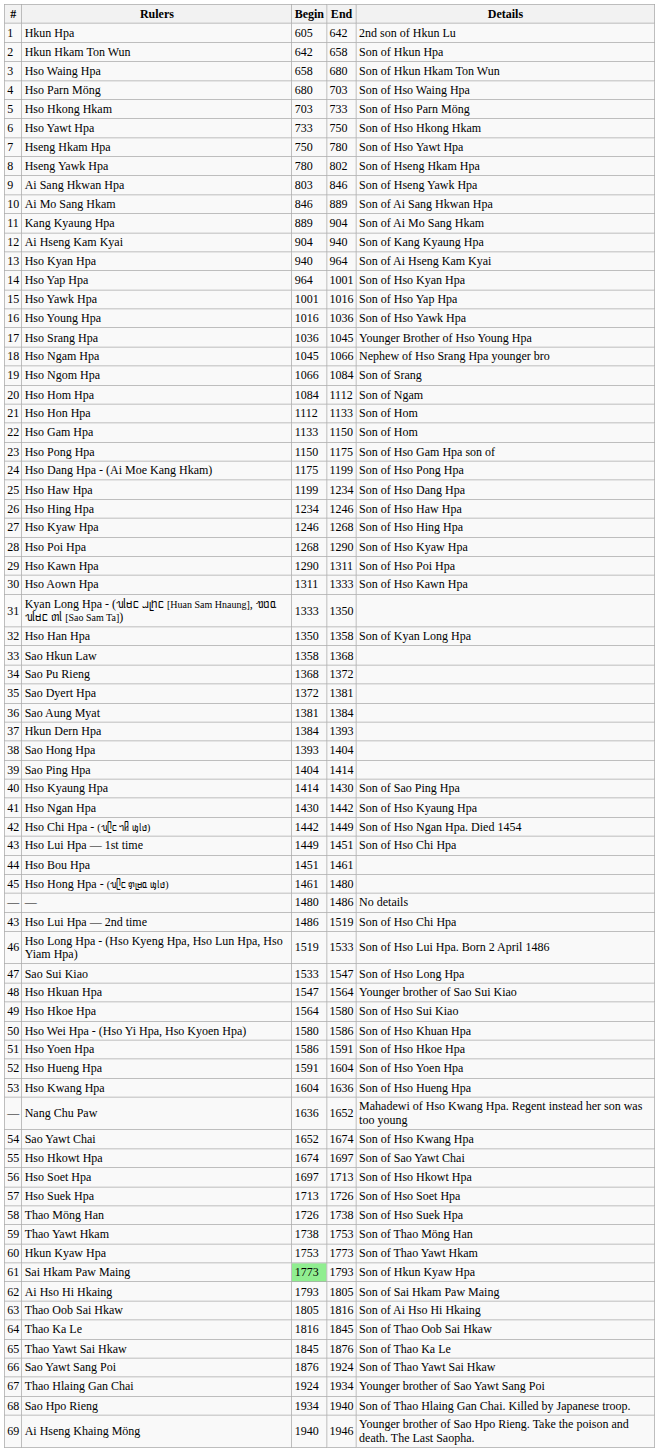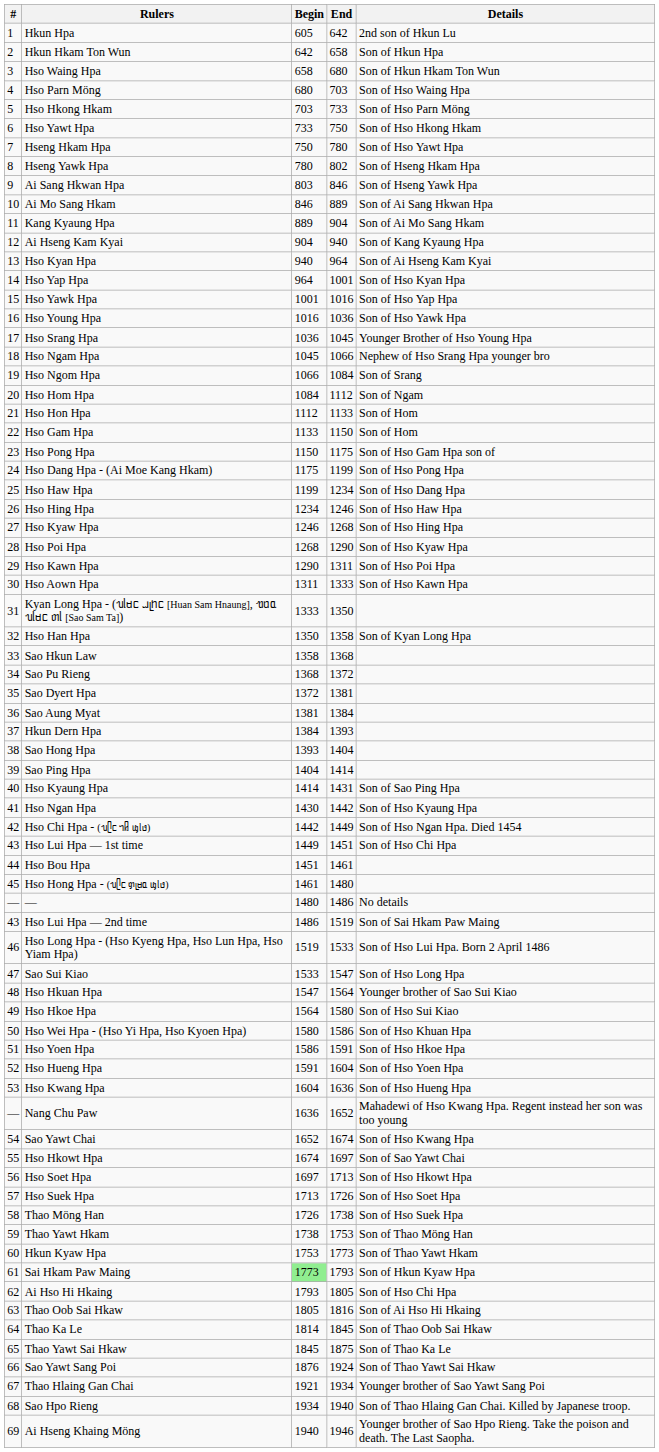(342, 788) 1430 -> (342, 788) 1431
(408, 921) Son of Hso Chi Hpa -> (429, 921) Son of Sai Hkam Paw Maing
(429, 1291) Son of Sai Hkam Paw Maing -> (408, 1291) Son of Hso Chi Hpa
(307, 1329) 1816 -> (307, 1329) 1814
(342, 1348) 1876 -> (342, 1348) 1875
(307, 1386) 1924 -> (307, 1386) 1921
